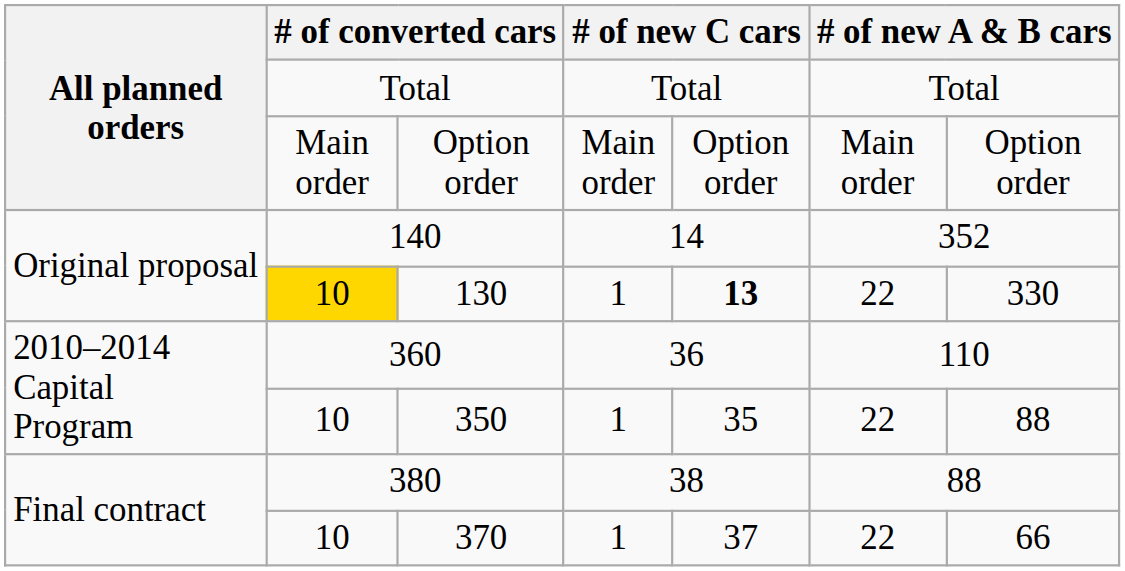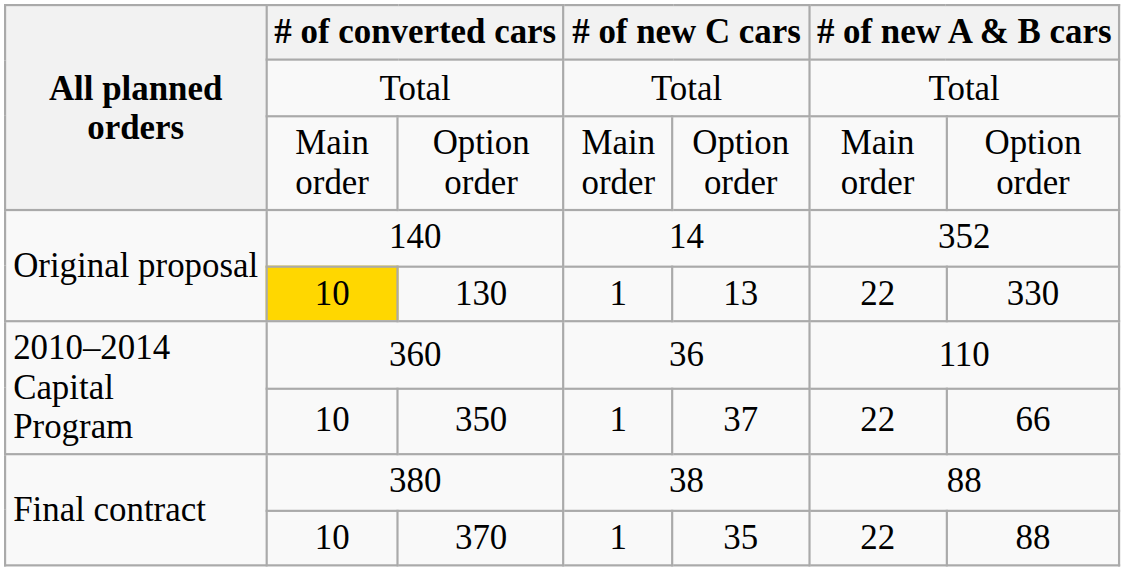(741, 292) bold -> (741, 292) normal
(741, 420) 35 -> (741, 420) 37
(1033, 420) 88 -> (1033, 420) 66
(741, 537) 37 -> (741, 537) 35
(1033, 537) 66 -> (1033, 537) 88
